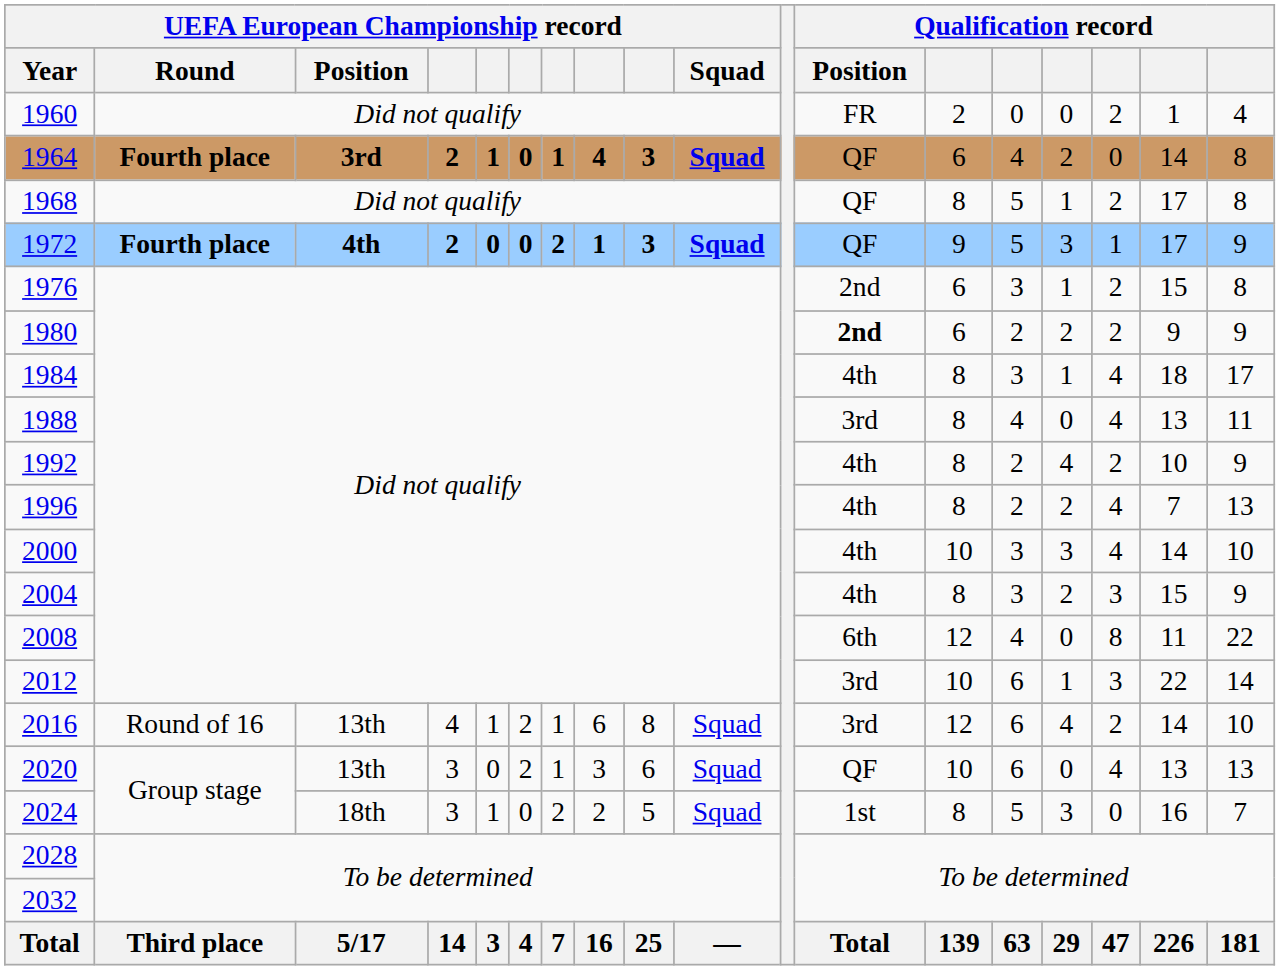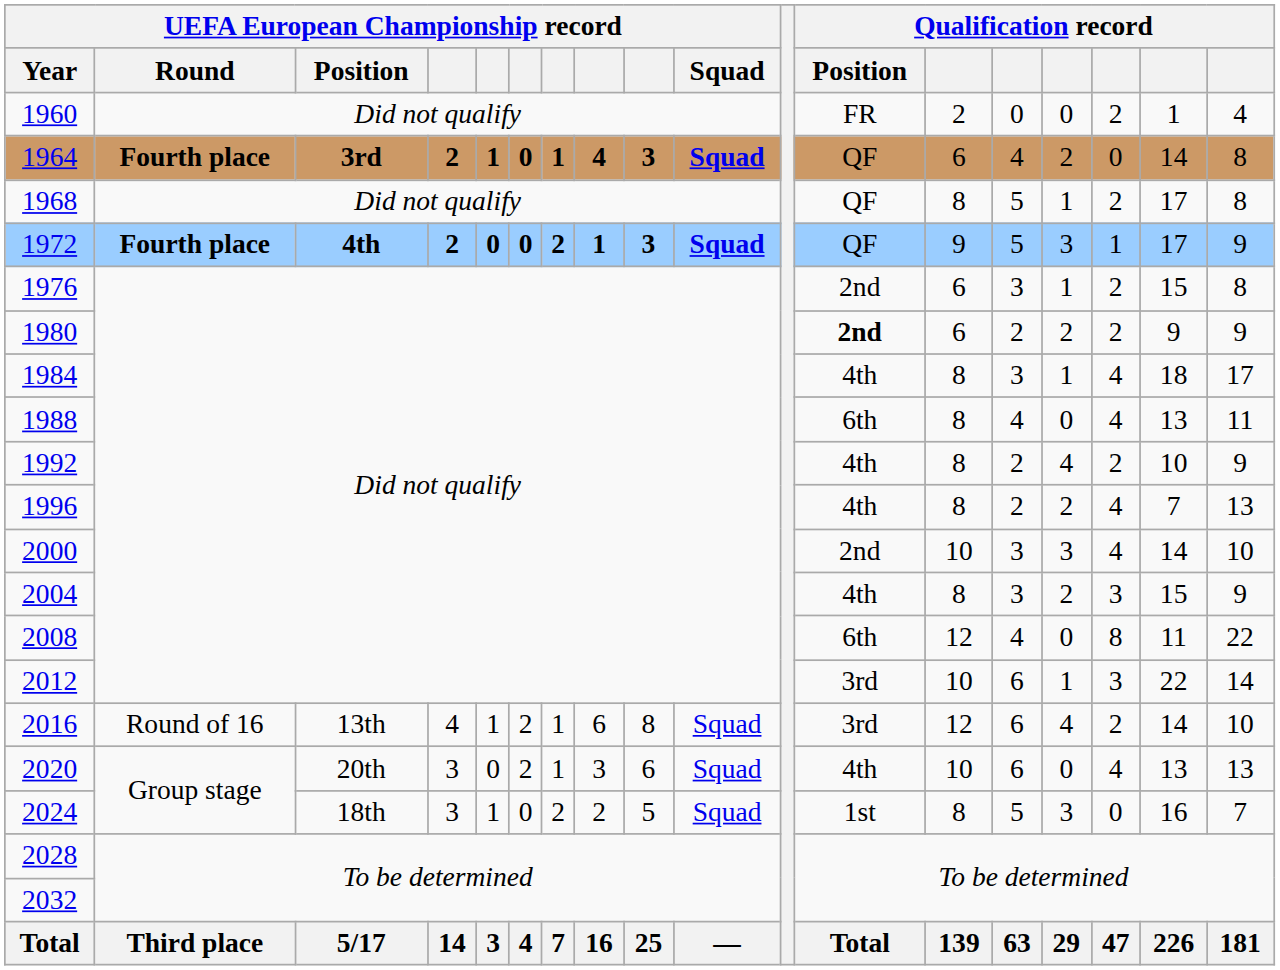(860, 419) 3rd -> (860, 419) 6th
(860, 550) 4th -> (860, 550) 2nd
(361, 768) 13th -> (361, 768) 20th
(860, 768) QF -> (860, 768) 4th
